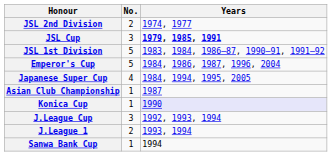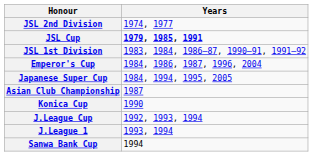- column: (131, 11)
(152, 104) lavender background -> (133, 104) no background
